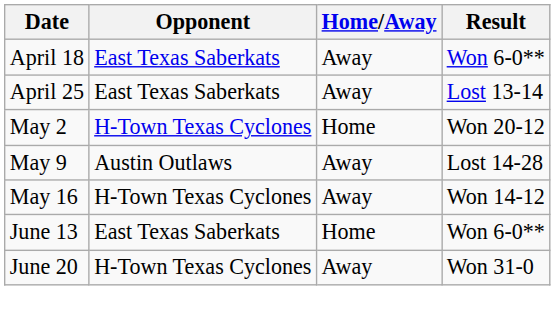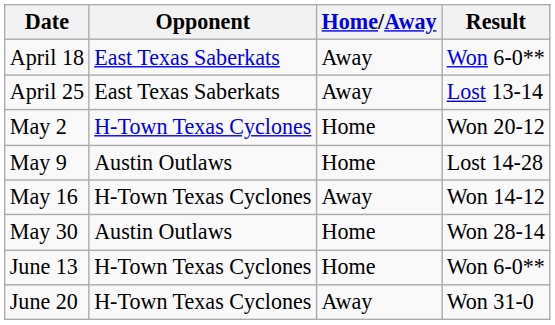(347, 162) Away -> (349, 162) Home
+ row: (44, 232)
(187, 232) East Texas Saberkats -> (203, 267) H-Town Texas Cyclones
